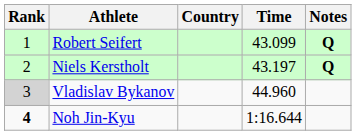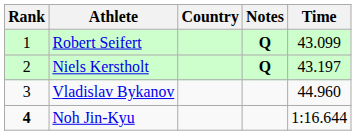columns swapped: (274, 17) <-> (328, 17)
(27, 92) lightgrey background -> (27, 92) no background
